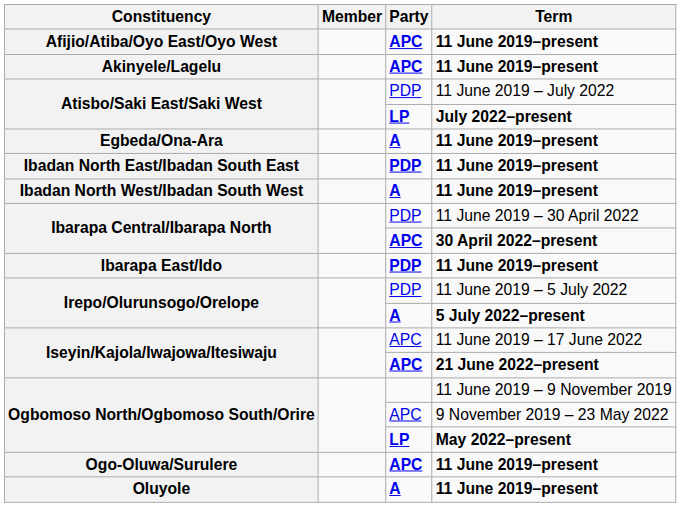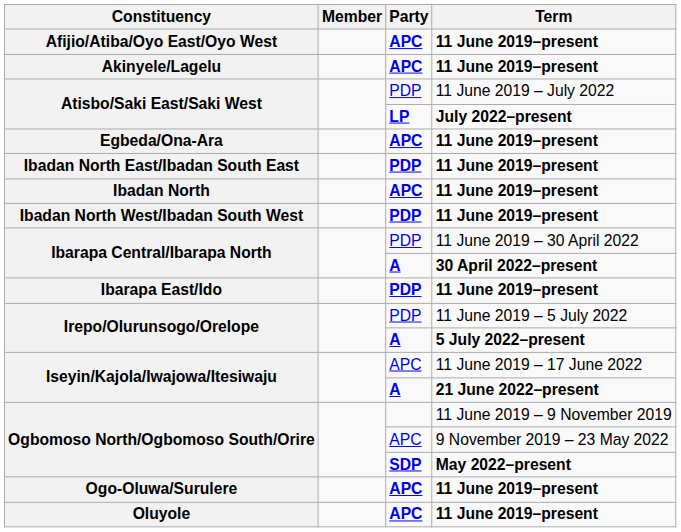(395, 141) A -> (406, 141) APC
+ row: (161, 191)
(395, 191) A -> (405, 215) PDP
(406, 240) APC -> (395, 265) A
(406, 365) APC -> (395, 389) A
(399, 439) LP -> (405, 464) SDP
(395, 489) A -> (406, 514) APC
